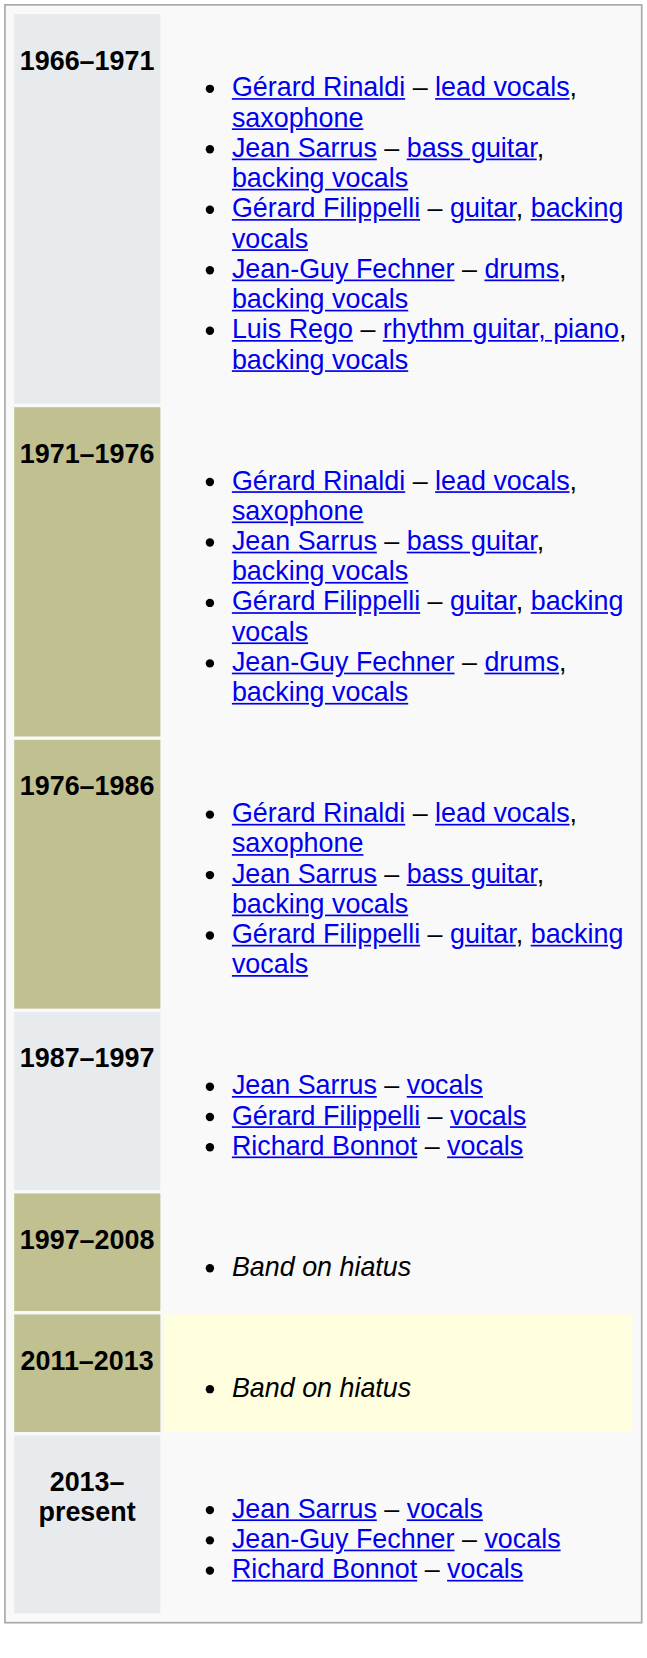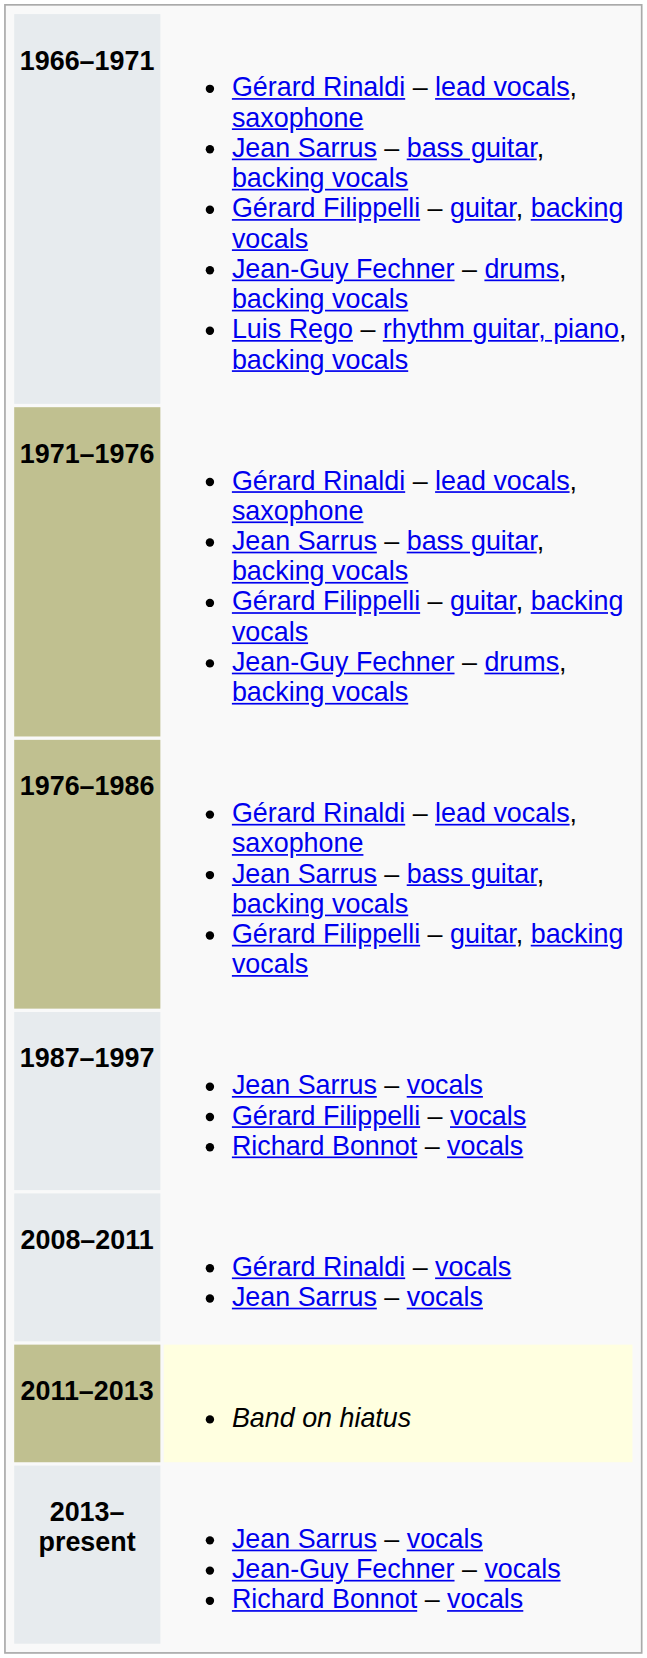- row: (87, 1240)
+ row: (87, 1240)
